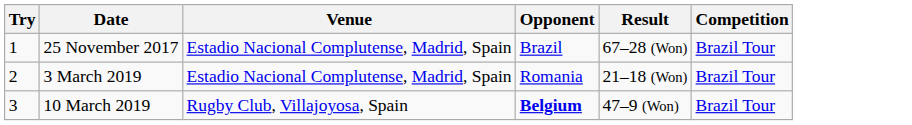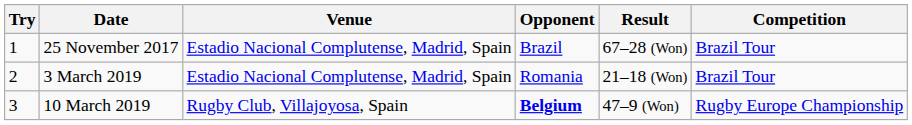(735, 105) Brazil Tour -> (799, 105) Rugby Europe Championship
